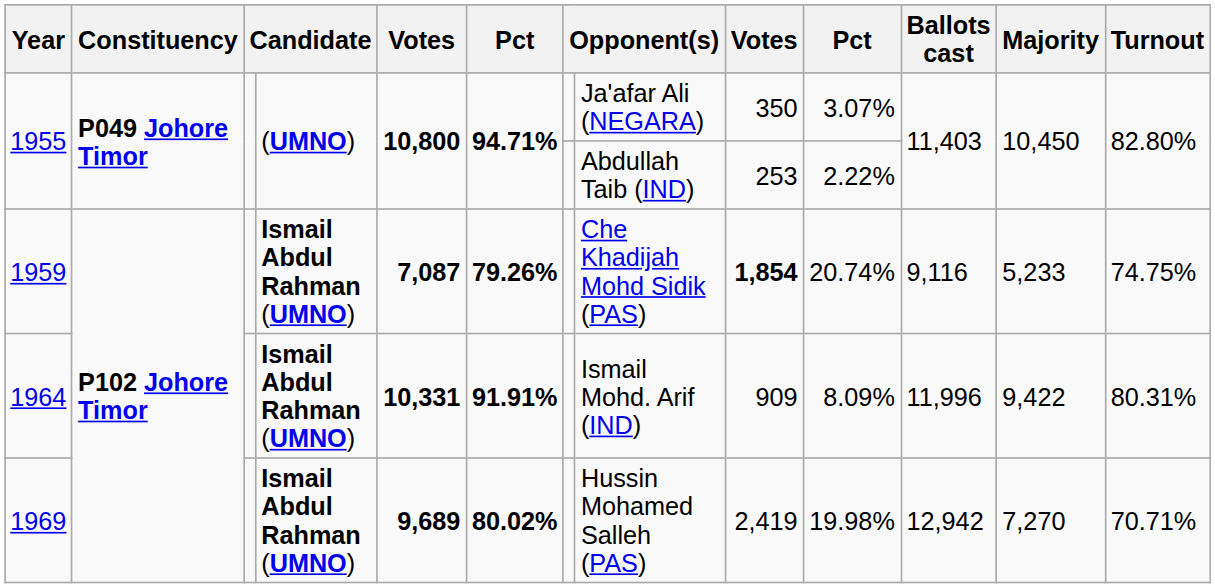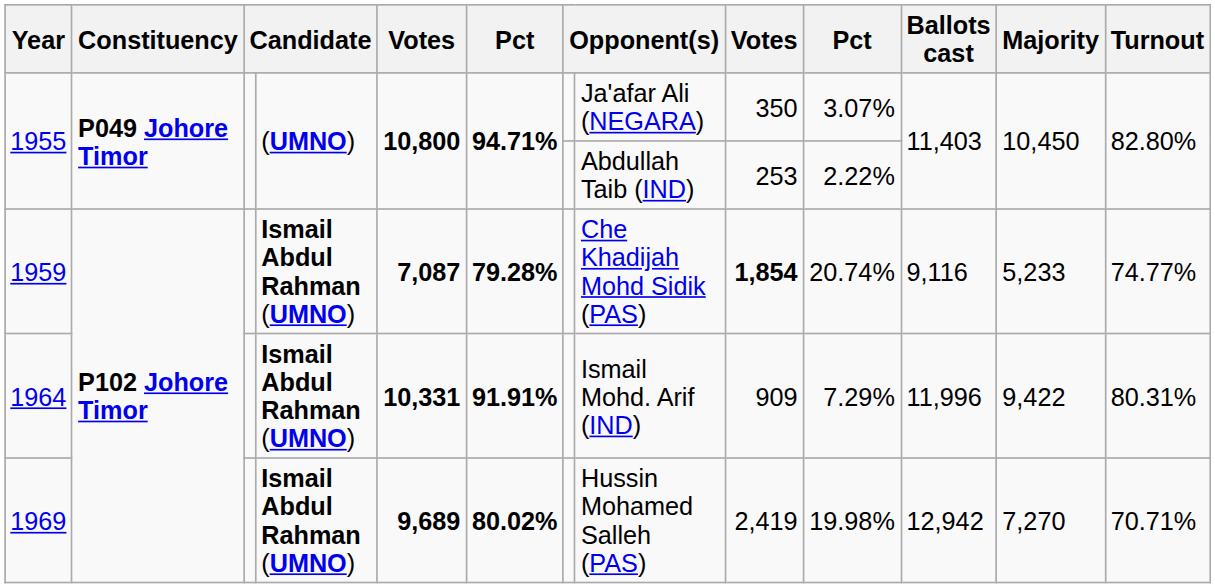(515, 272) 79.26% -> (515, 272) 79.28%
(1153, 272) 74.75% -> (1153, 272) 74.77%
(859, 396) 8.09% -> (859, 396) 7.29%
